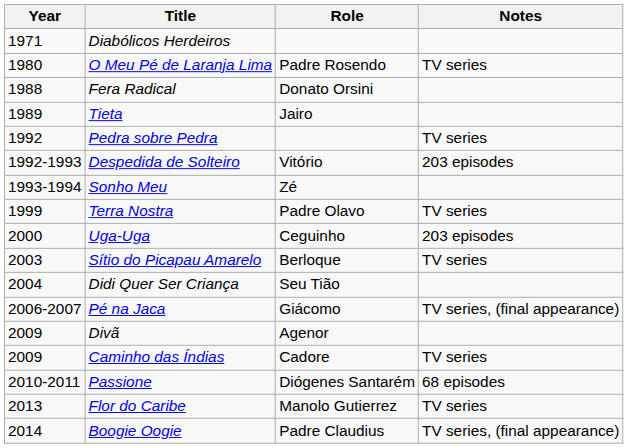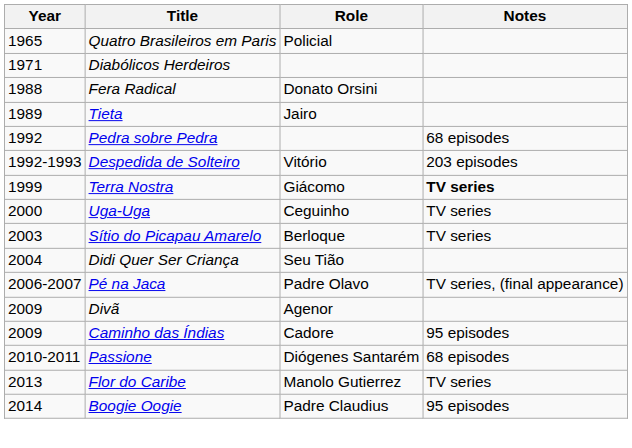+ row: (182, 41)
- row: (180, 65)
(454, 138) TV series -> (468, 138) 68 episodes
- row: (128, 187)
(322, 211) Padre Olavo -> (314, 187) Giácomo
(454, 211) normal -> (460, 187) bold
(468, 235) 203 episodes -> (459, 211) TV series
(310, 308) Giácomo -> (326, 284) Padre Olavo
(454, 357) TV series -> (468, 333) 95 episodes
(521, 430) TV series, (final appearance) -> (468, 406) 95 episodes
